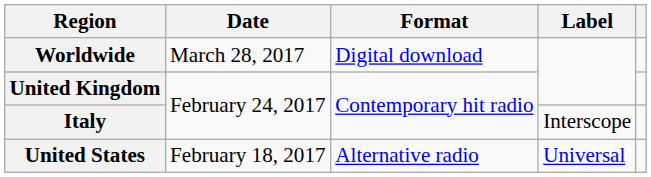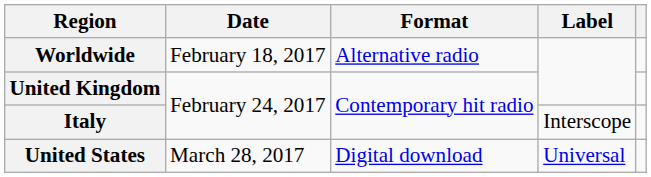(237, 54) March 28, 2017 -> (248, 54) February 18, 2017
(409, 54) Digital download -> (407, 54) Alternative radio
(248, 155) February 18, 2017 -> (237, 155) March 28, 2017
(407, 155) Alternative radio -> (409, 155) Digital download
